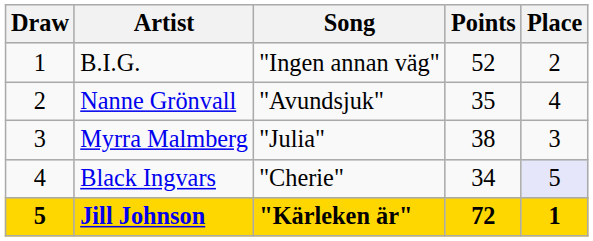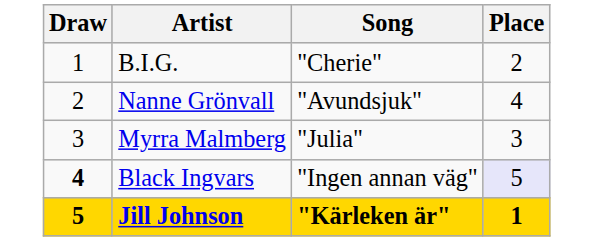- column: (483, 23)
(349, 62) "Ingen annan väg" -> (340, 62) "Cherie"
(40, 178) normal -> (78, 178) bold
(301, 178) "Cherie" -> (387, 178) "Ingen annan väg"
